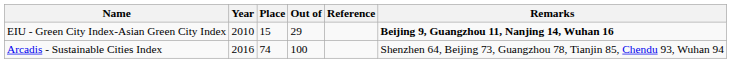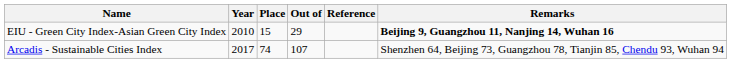(243, 49) 2016 -> (243, 49) 2017
(299, 49) 100 -> (299, 49) 107
